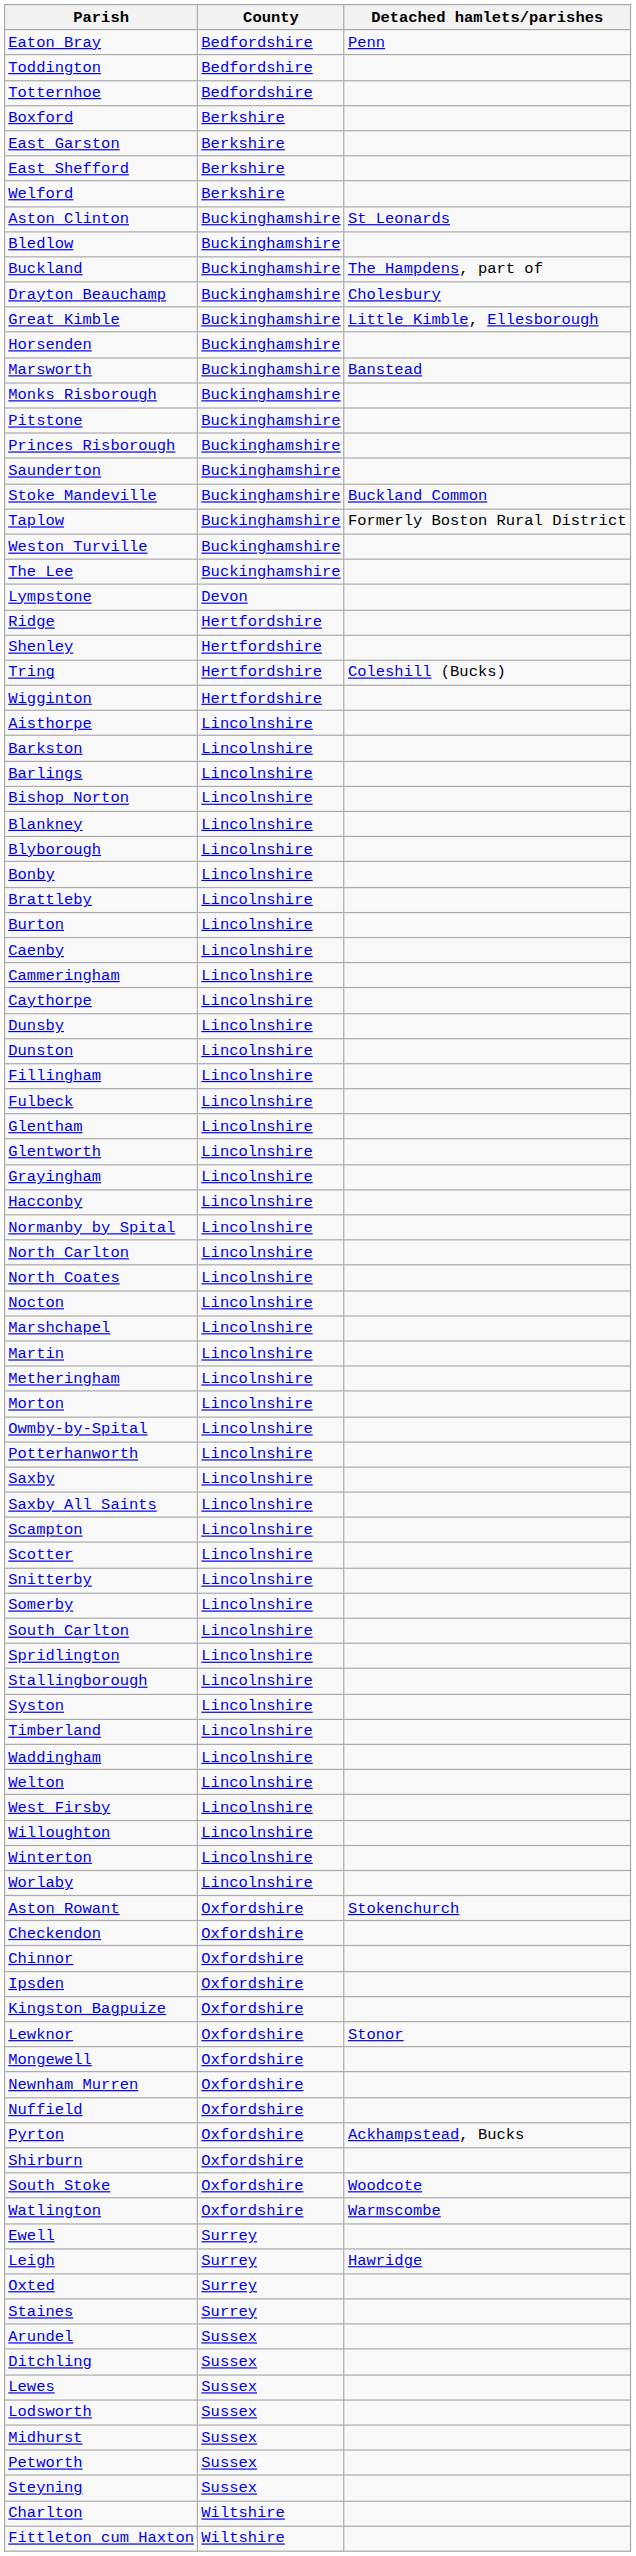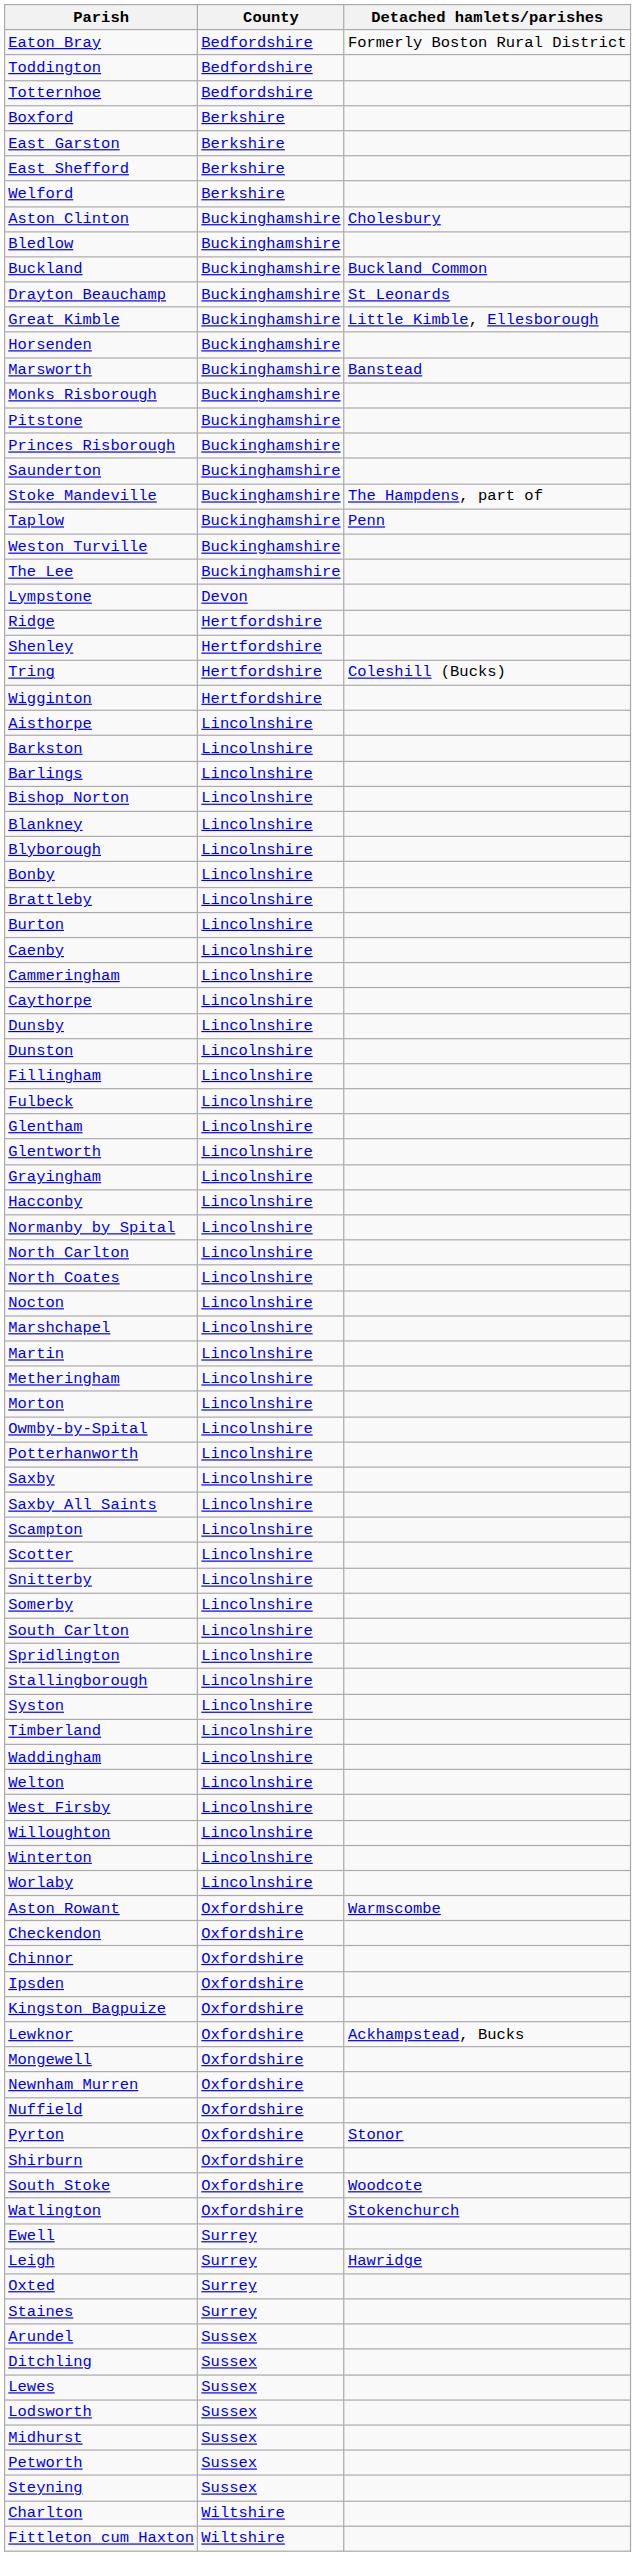(367, 42) Penn -> (487, 42) Formerly Boston Rural District
(399, 219) St Leonards -> (394, 219) Cholesbury
(445, 269) The Hampdens, part of -> (418, 269) Buckland Common
(394, 295) Cholesbury -> (399, 295) St Leonards
(418, 496) Buckland Common -> (445, 496) The Hampdens, part of
(487, 521) Formerly Boston Rural District -> (367, 521) Penn
(404, 1908) Stokenchurch -> (394, 1908) Warmscombe
(376, 2034) Stonor -> (436, 2034) Ackhampstead, Bucks
(436, 2135) Ackhampstead, Bucks -> (376, 2135) Stonor
(394, 2211) Warmscombe -> (404, 2211) Stokenchurch
